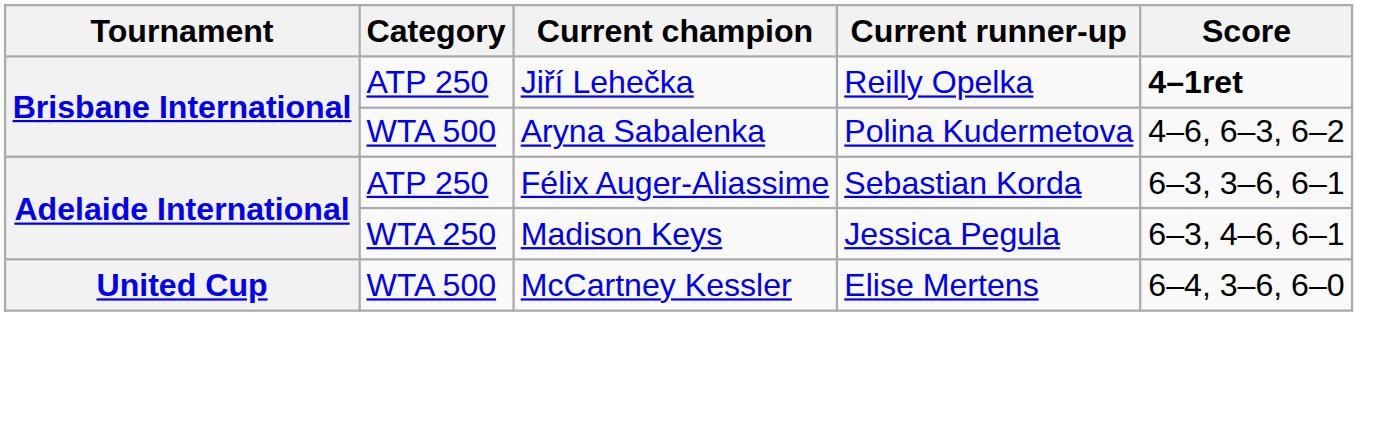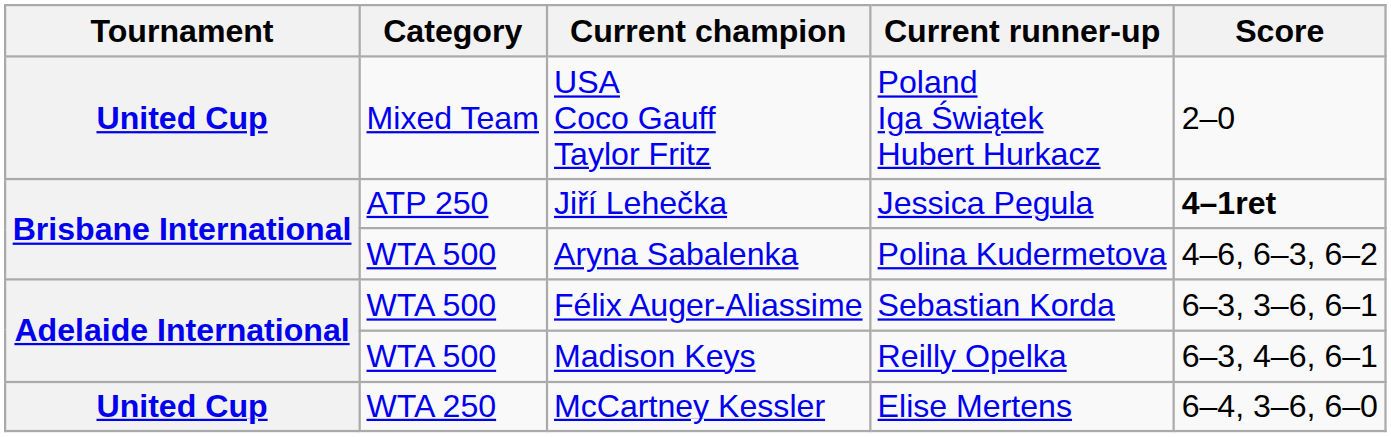+ row: (635, 117)
(939, 82) Reilly Opelka -> (986, 204) Jessica Pegula
(427, 183) ATP 250 -> (431, 305) WTA 500
(431, 234) WTA 250 -> (431, 356) WTA 500
(952, 234) Jessica Pegula -> (972, 356) Reilly Opelka
(431, 285) WTA 500 -> (431, 407) WTA 250
